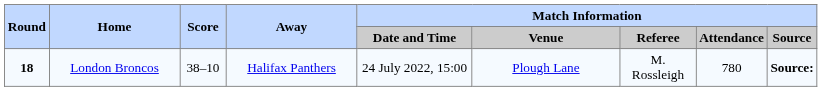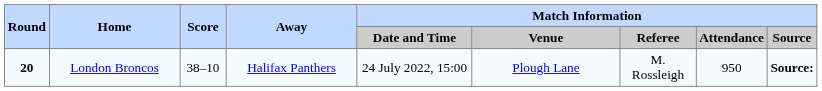(27, 67) 18 -> (27, 67) 20
(732, 67) 780 -> (732, 67) 950
